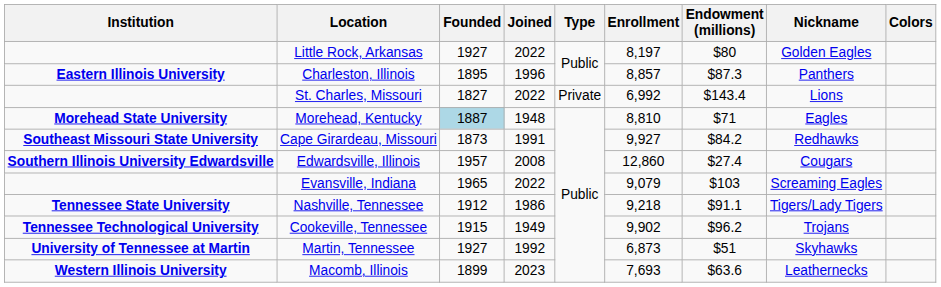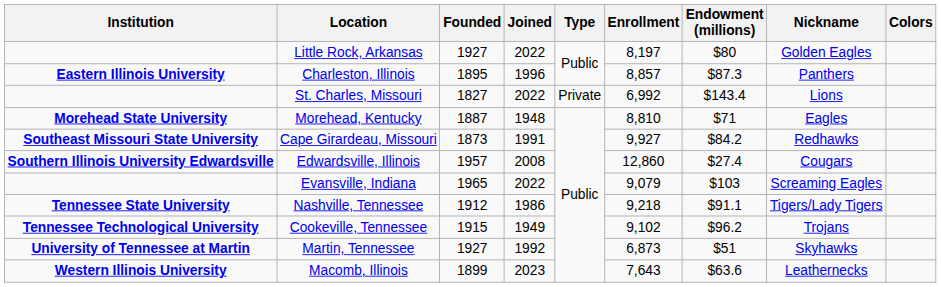(472, 118) lightblue background -> (472, 118) no background
(643, 227) 9,902 -> (643, 227) 9,102
(643, 270) 7,693 -> (643, 270) 7,643
